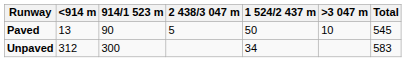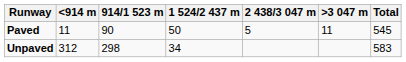columns swapped: (280, 13) <-> (204, 13)
(65, 30) 13 -> (64, 30) 11
(327, 30) 10 -> (327, 30) 11
(111, 48) 300 -> (111, 48) 298
